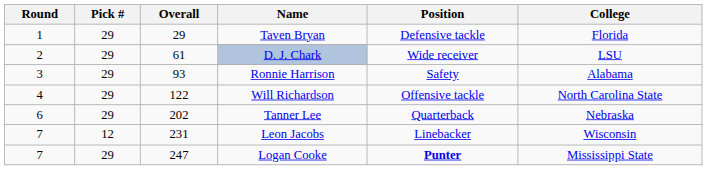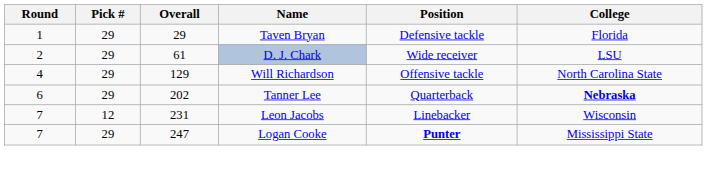- row: (293, 74)
(179, 94) 122 -> (180, 74) 129
(610, 114) normal -> (610, 94) bold
